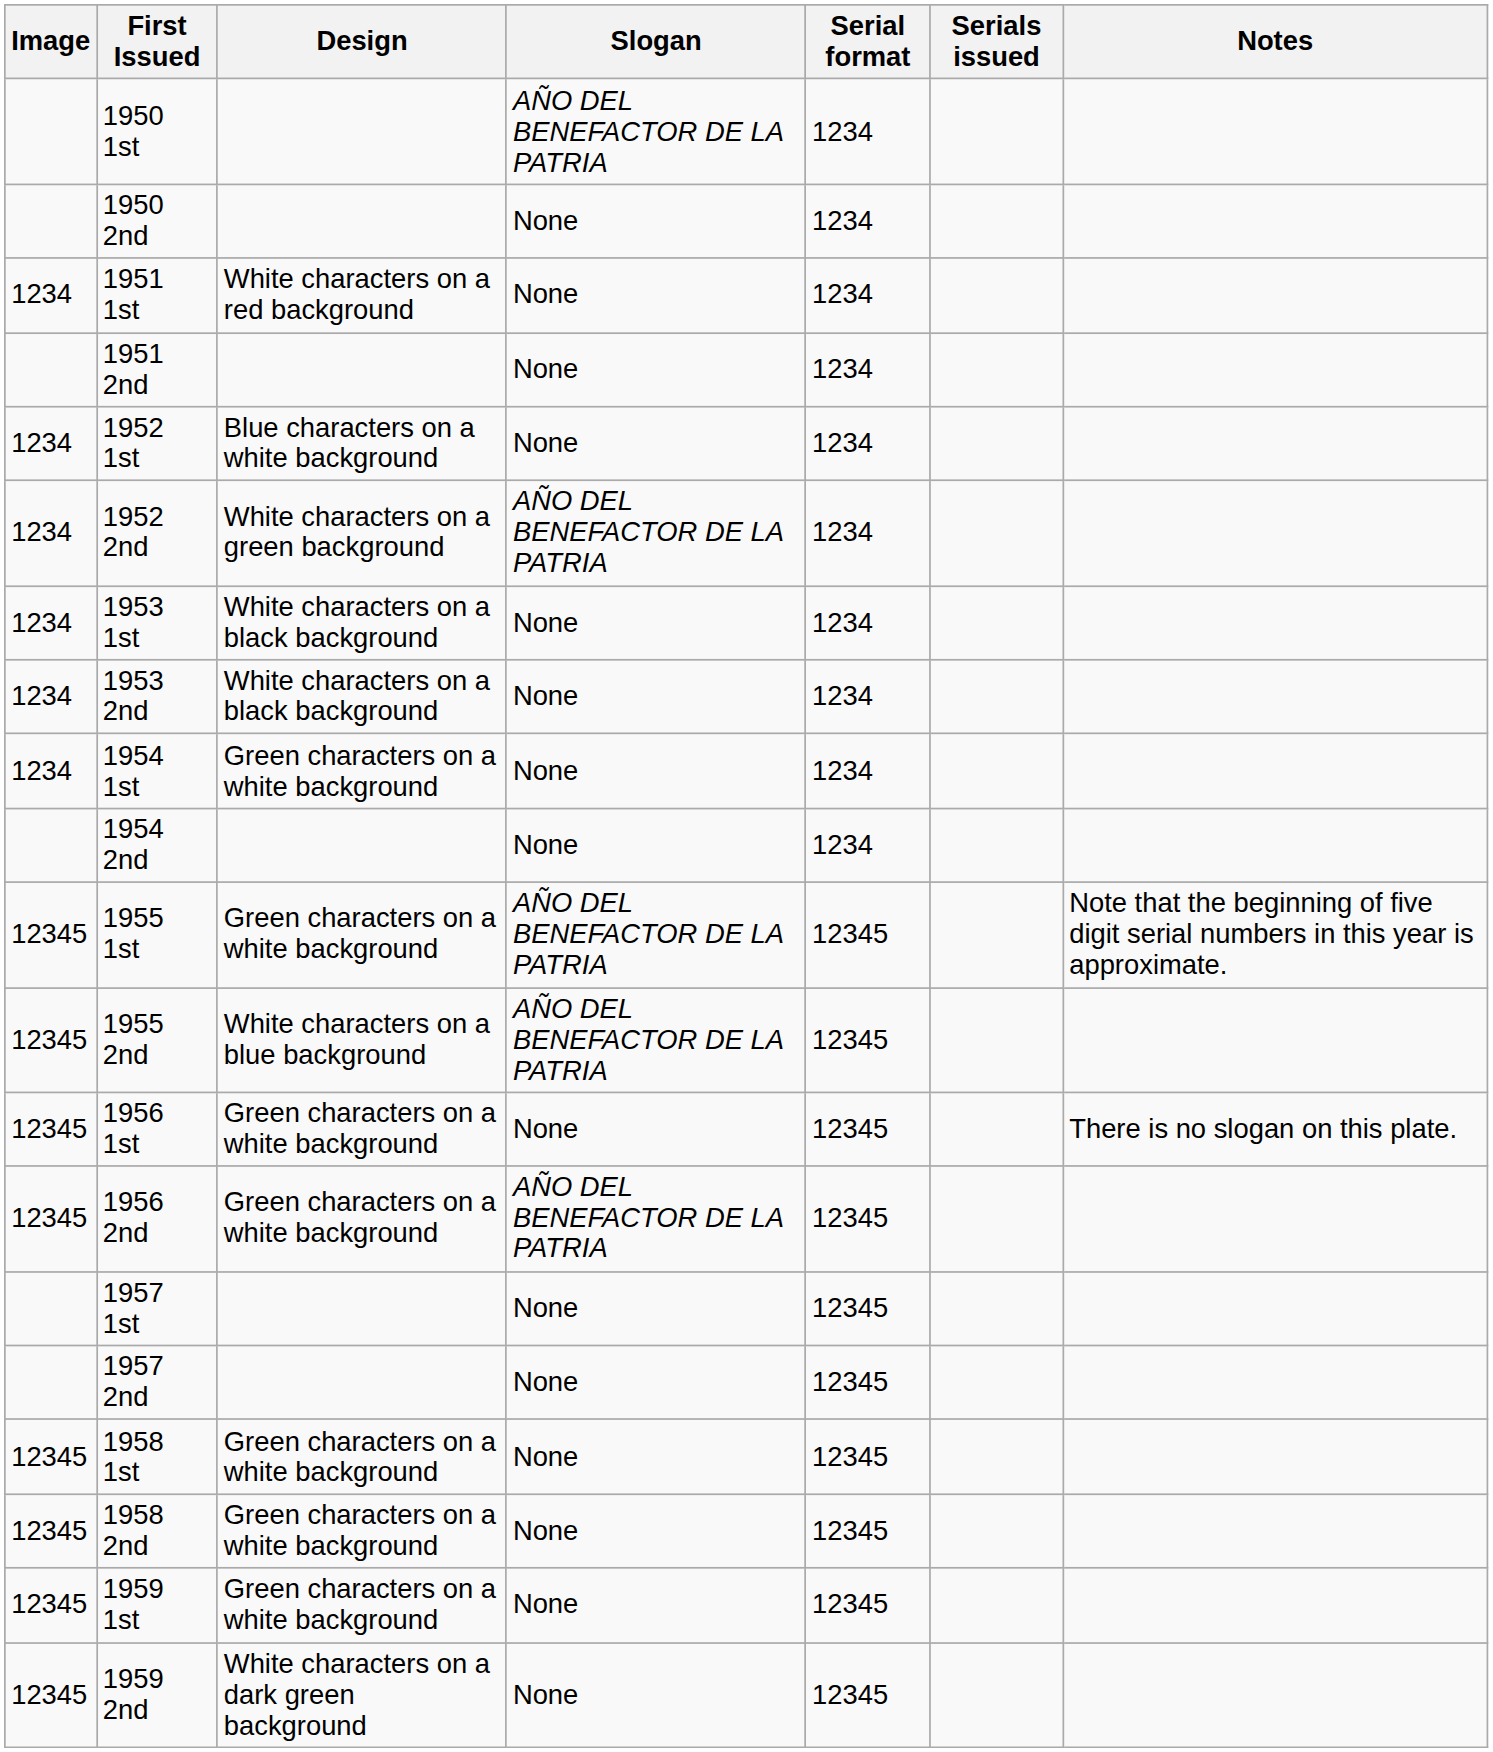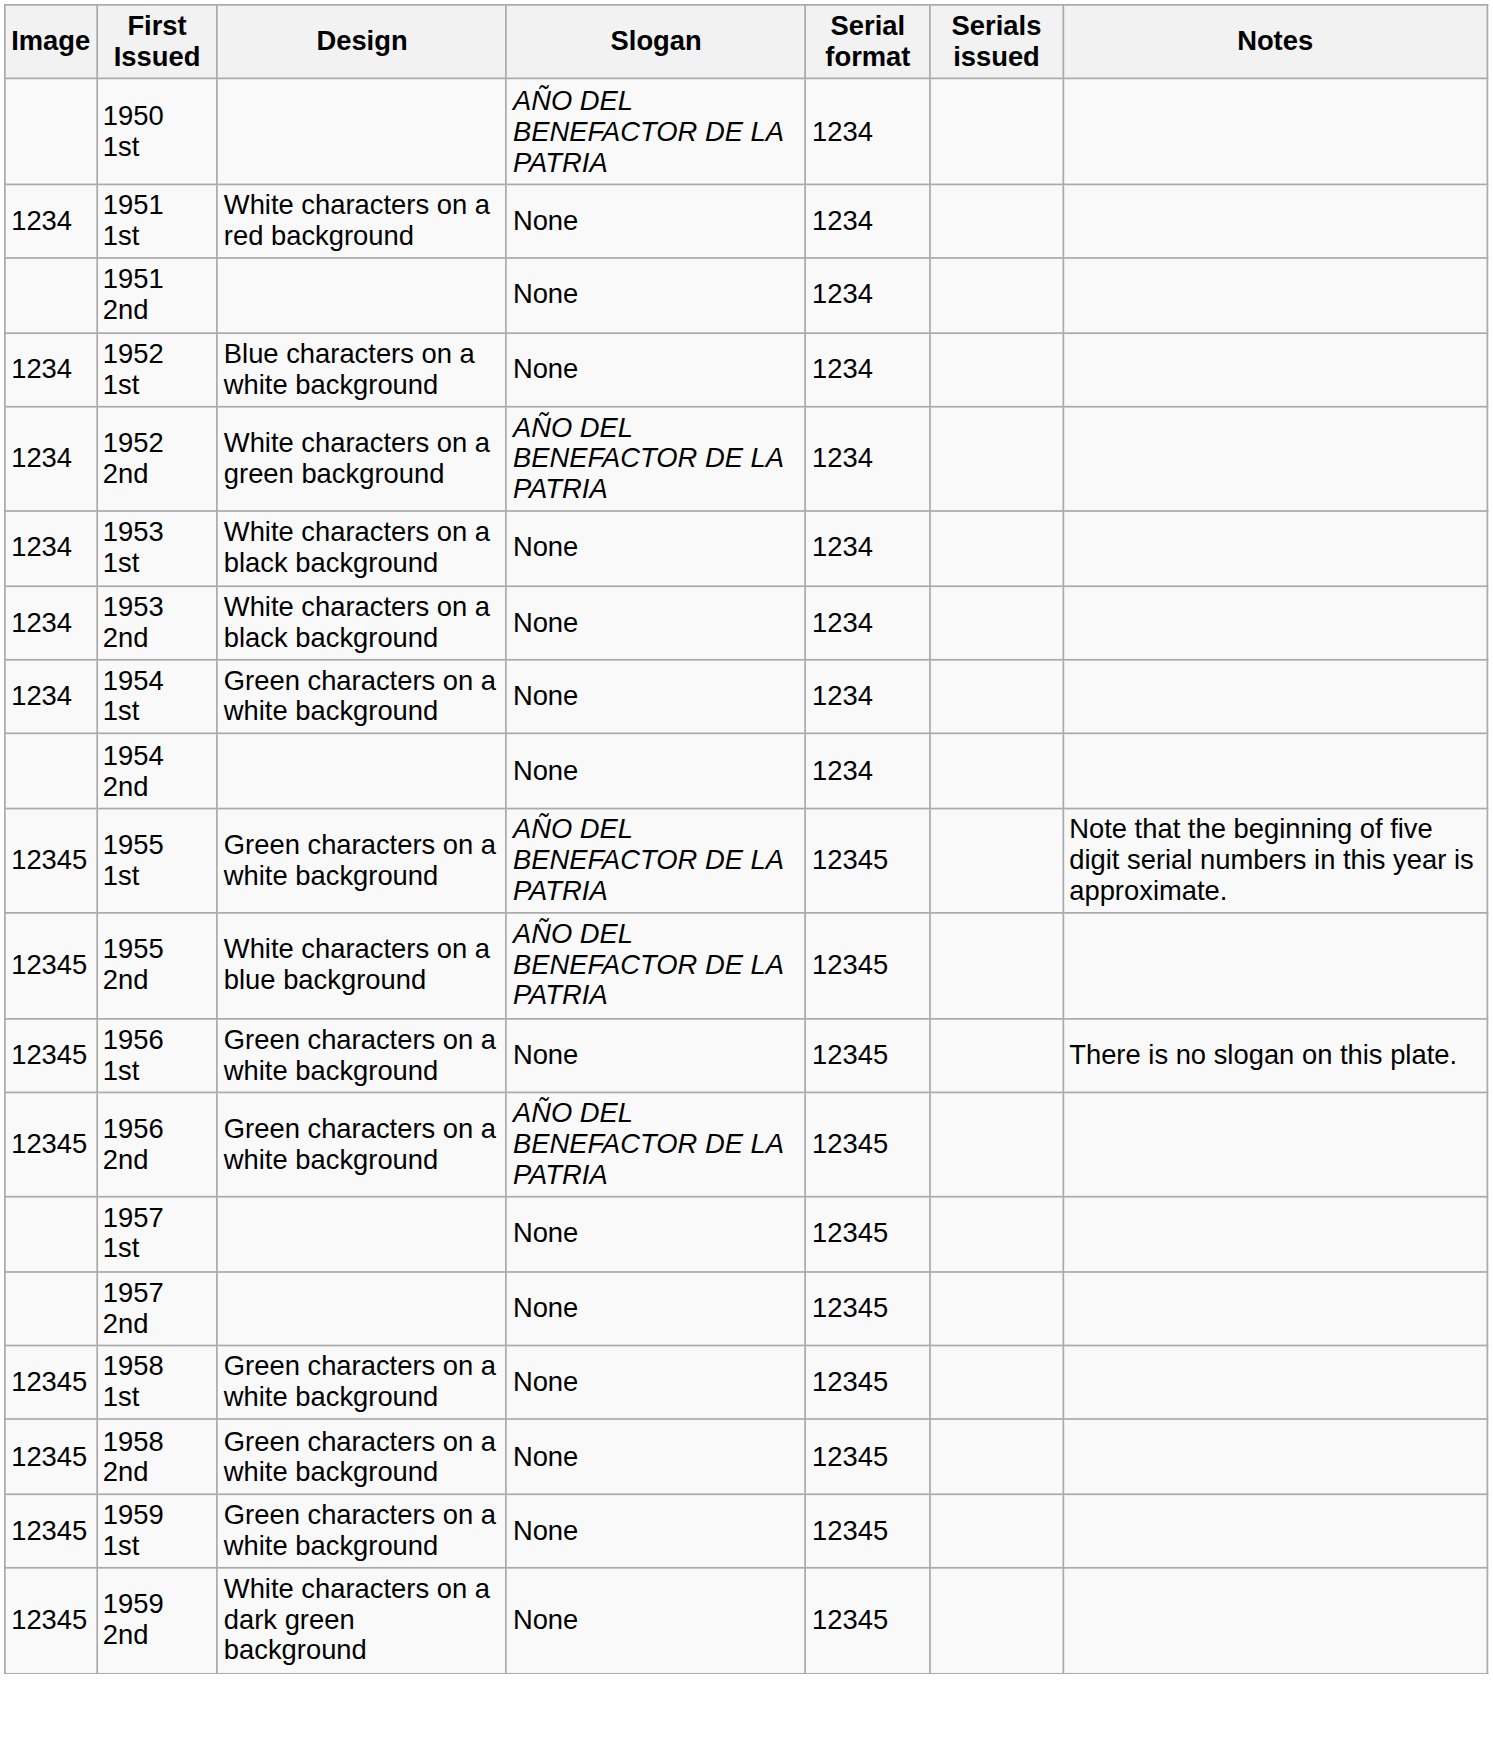- row: (133, 220)
